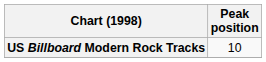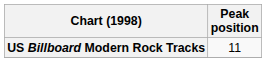(235, 47) 10 -> (235, 47) 11
